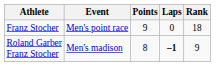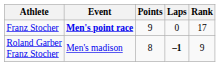(97, 28) normal -> (100, 28) bold
(197, 28) 18 -> (202, 28) 17
